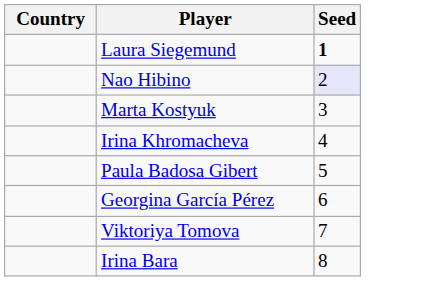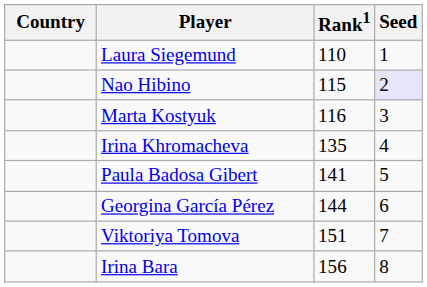+ column: (344, 22)
(323, 49) bold -> (384, 54) normal
